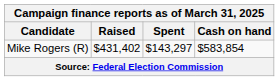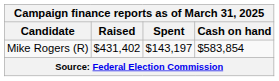(169, 48) $143,297 -> (169, 48) $143,197
